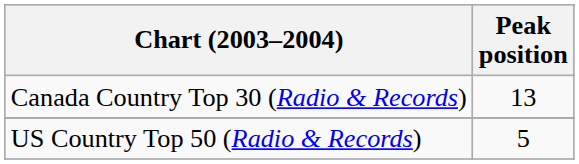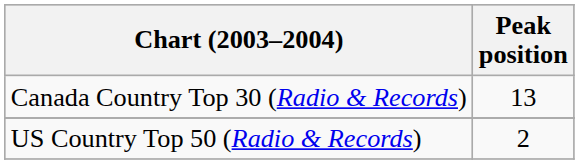(523, 138) 5 -> (523, 138) 2
